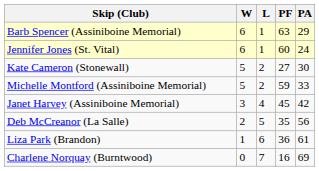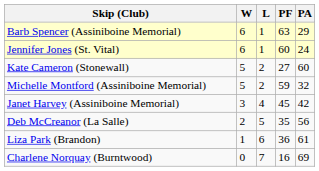(303, 67) 30 -> (303, 67) 60
(303, 85) 33 -> (303, 85) 32
